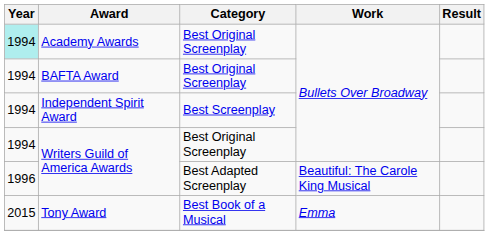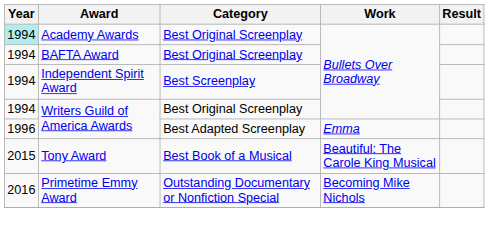(358, 178) Beautiful: The Carole King Musical -> (342, 128) Emma
(317, 213) Emma -> (380, 156) Beautiful: The Carole King Musical
+ row: (89, 190)
